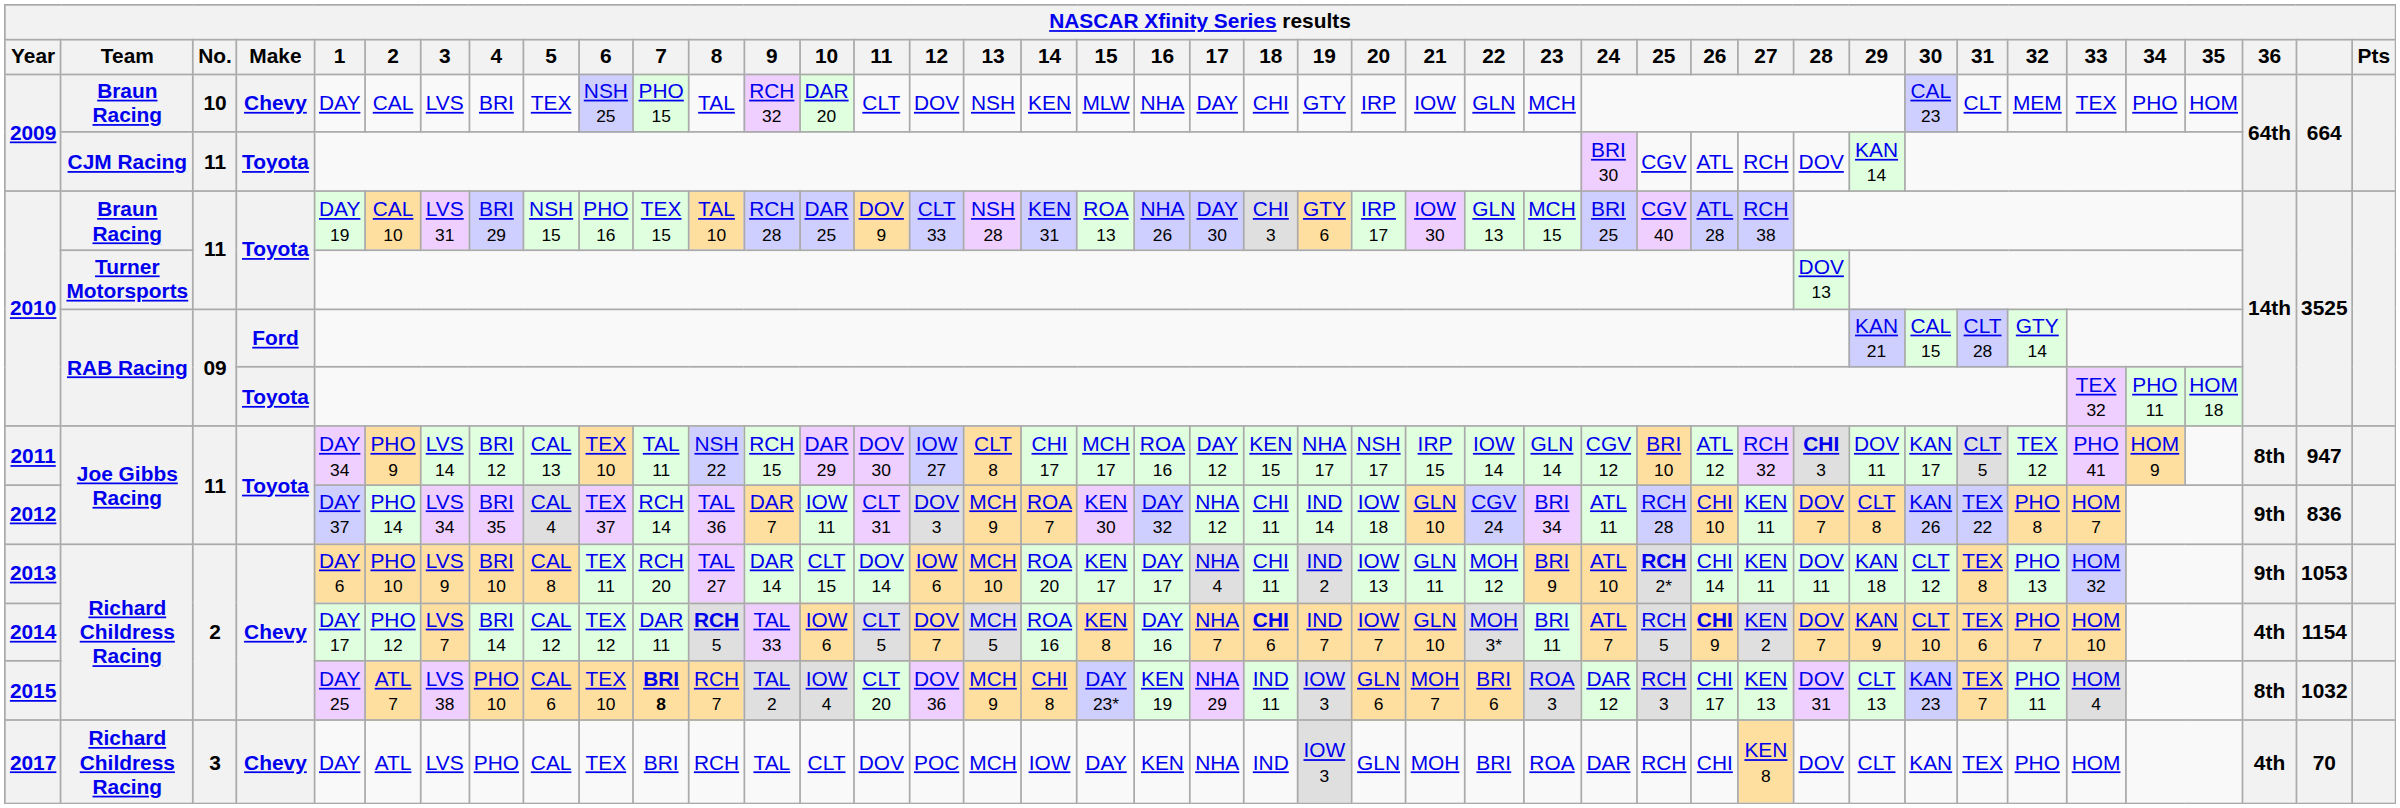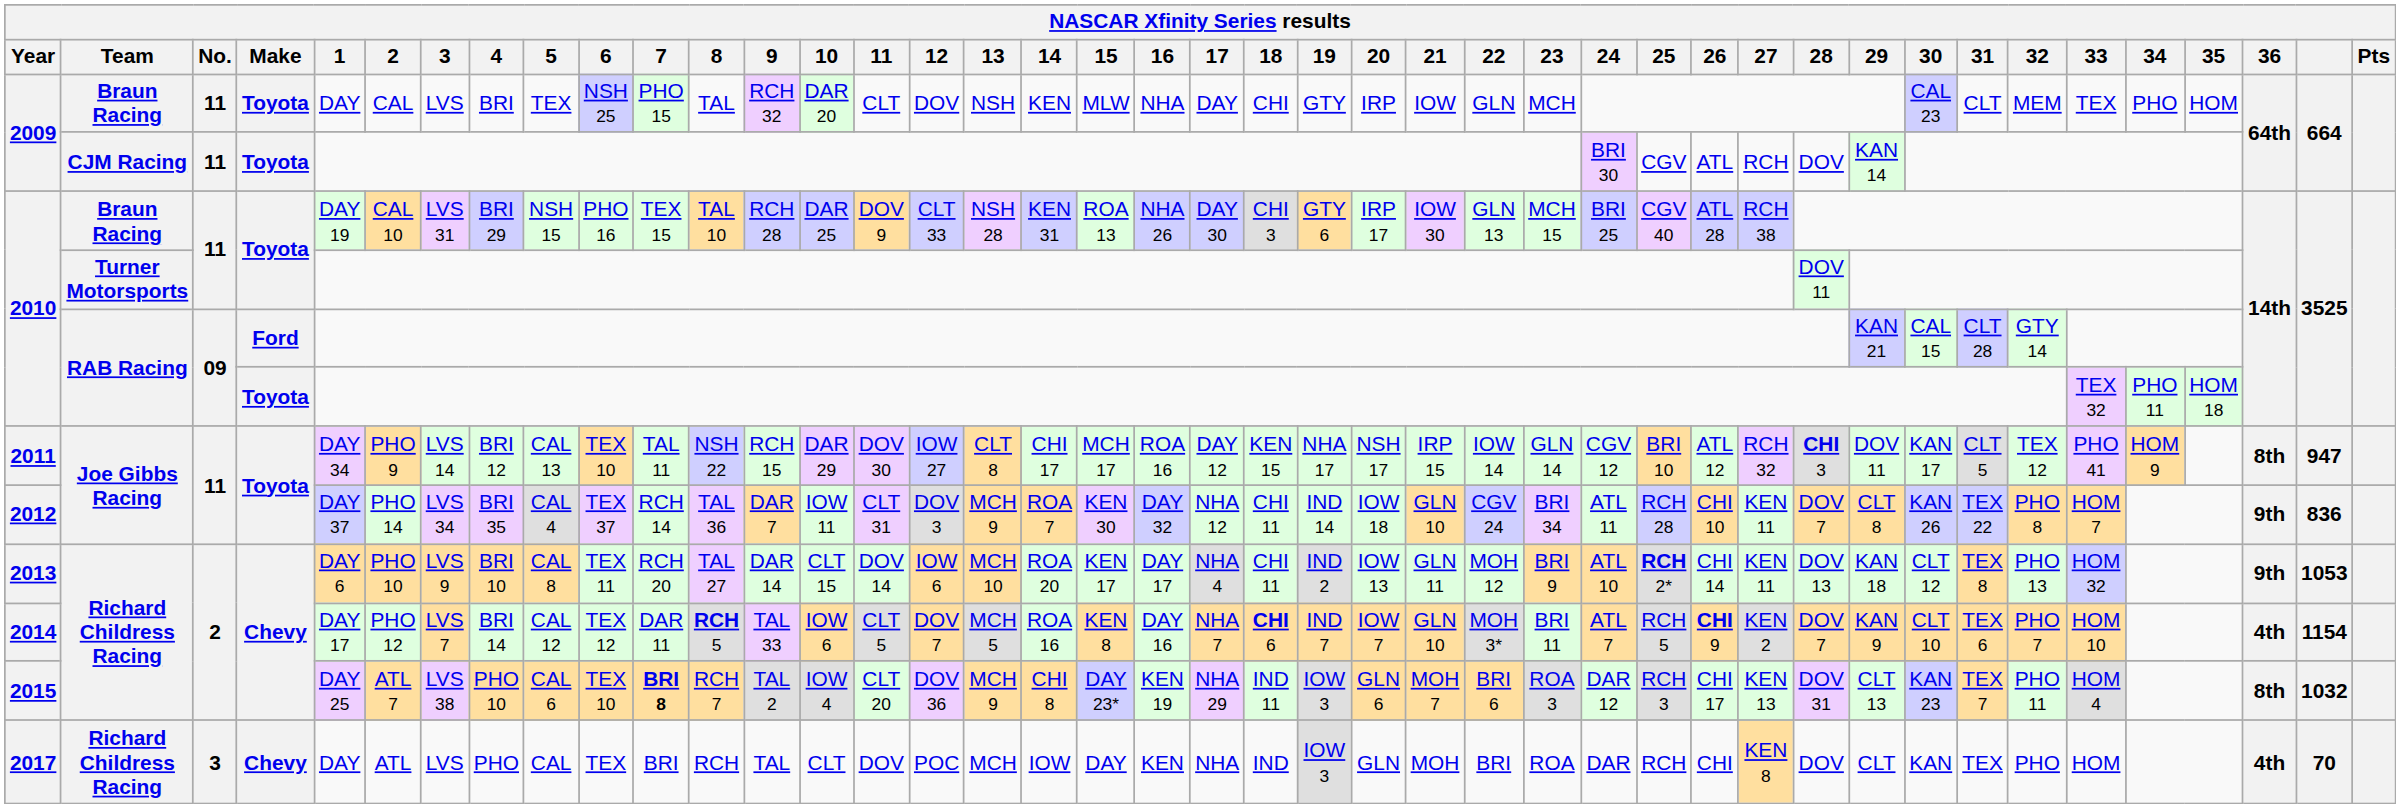(215, 103) 10 -> (215, 103) 11
(275, 103) Chevy -> (275, 103) Toyota
(1821, 279) DOV 13 -> (1821, 279) DOV 11
(1821, 572) DOV 11 -> (1821, 572) DOV 13
